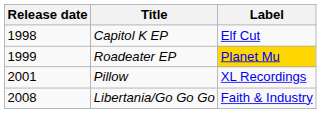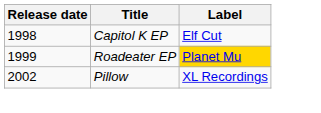(22, 77) 2001 -> (22, 77) 2002
- row: (154, 98)
